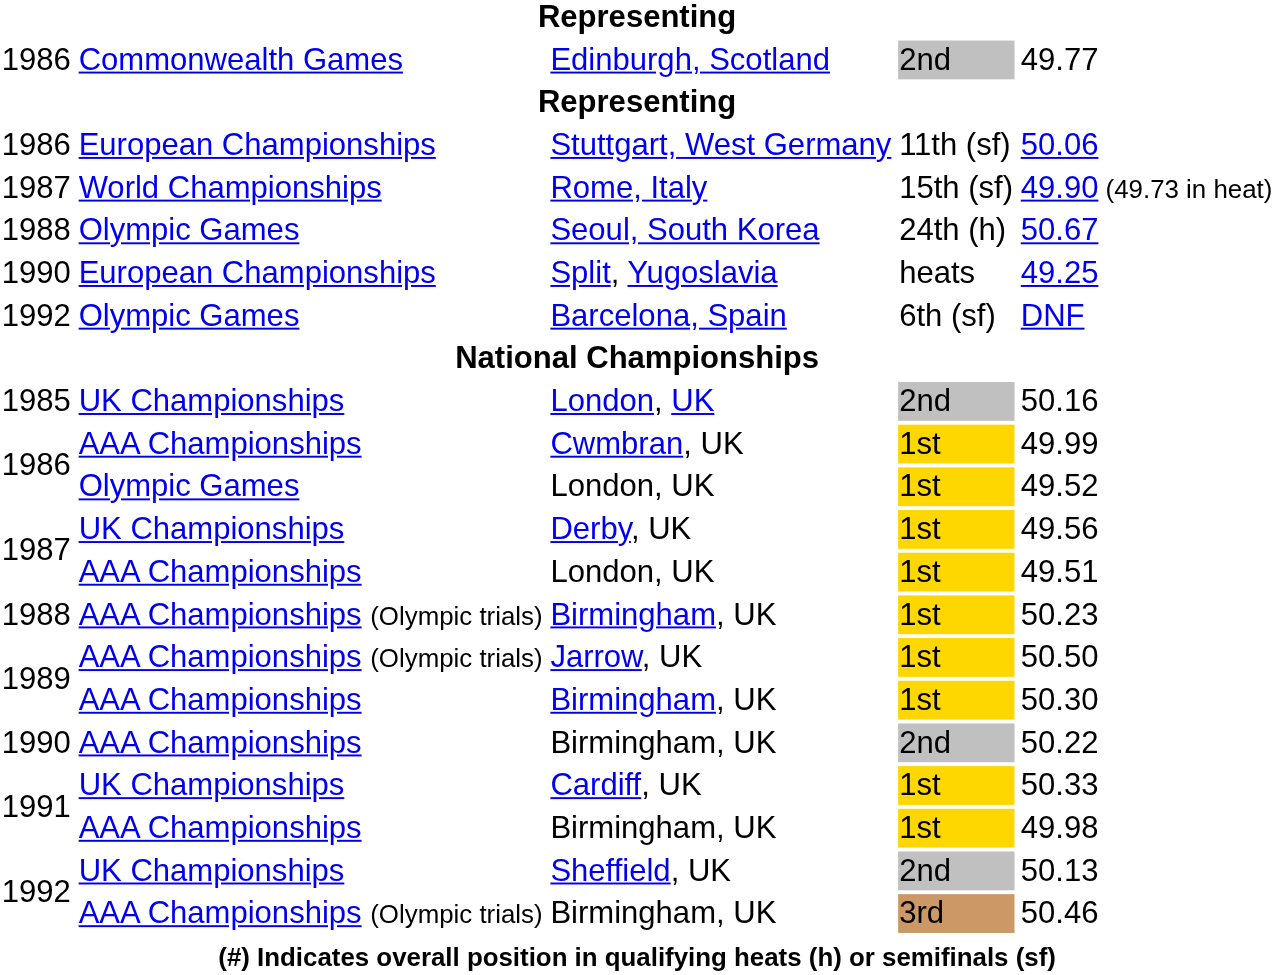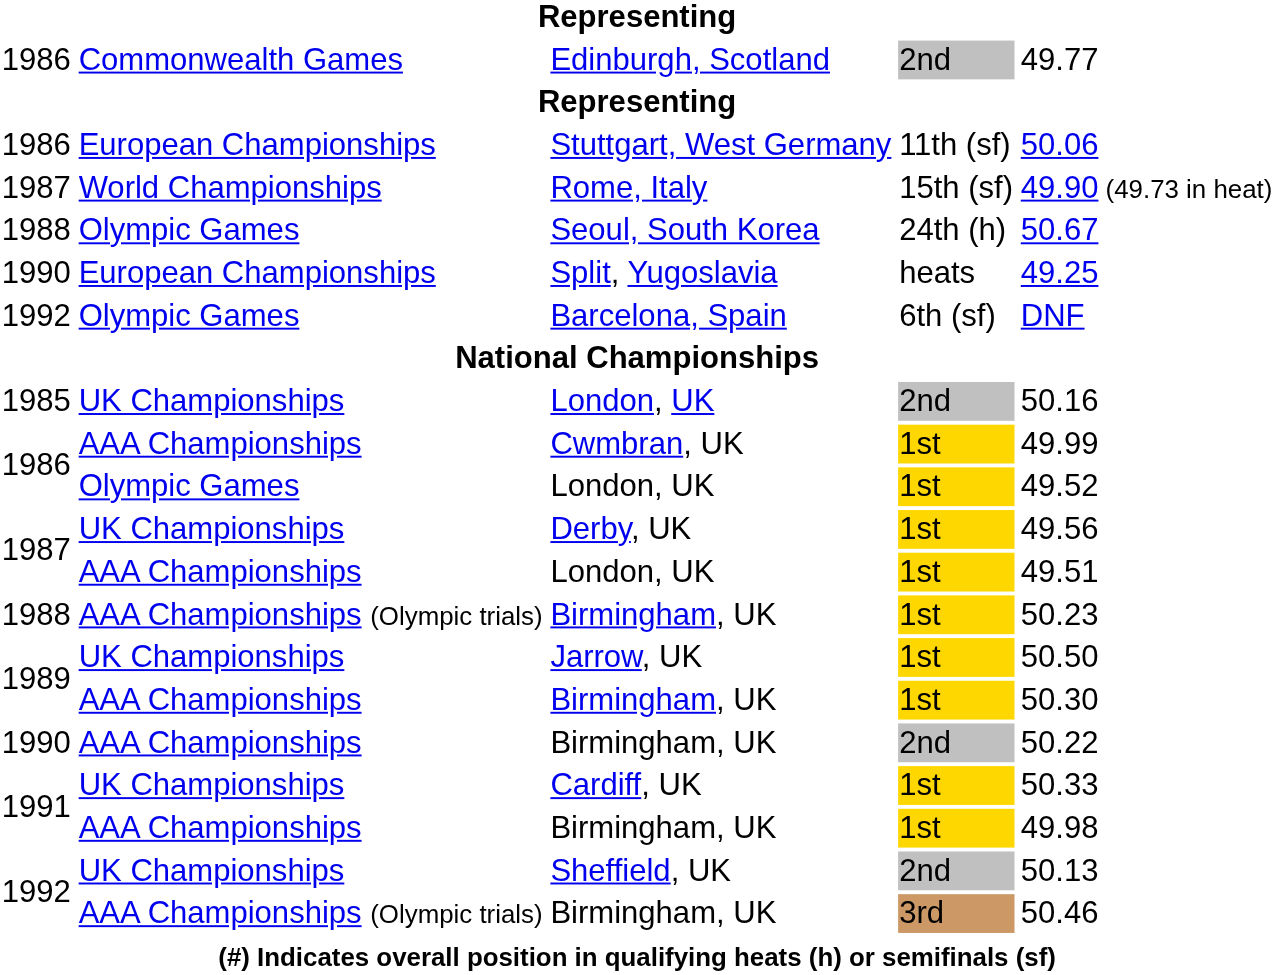(311, 657) AAA Championships (Olympic trials) -> (211, 657) UK Championships
